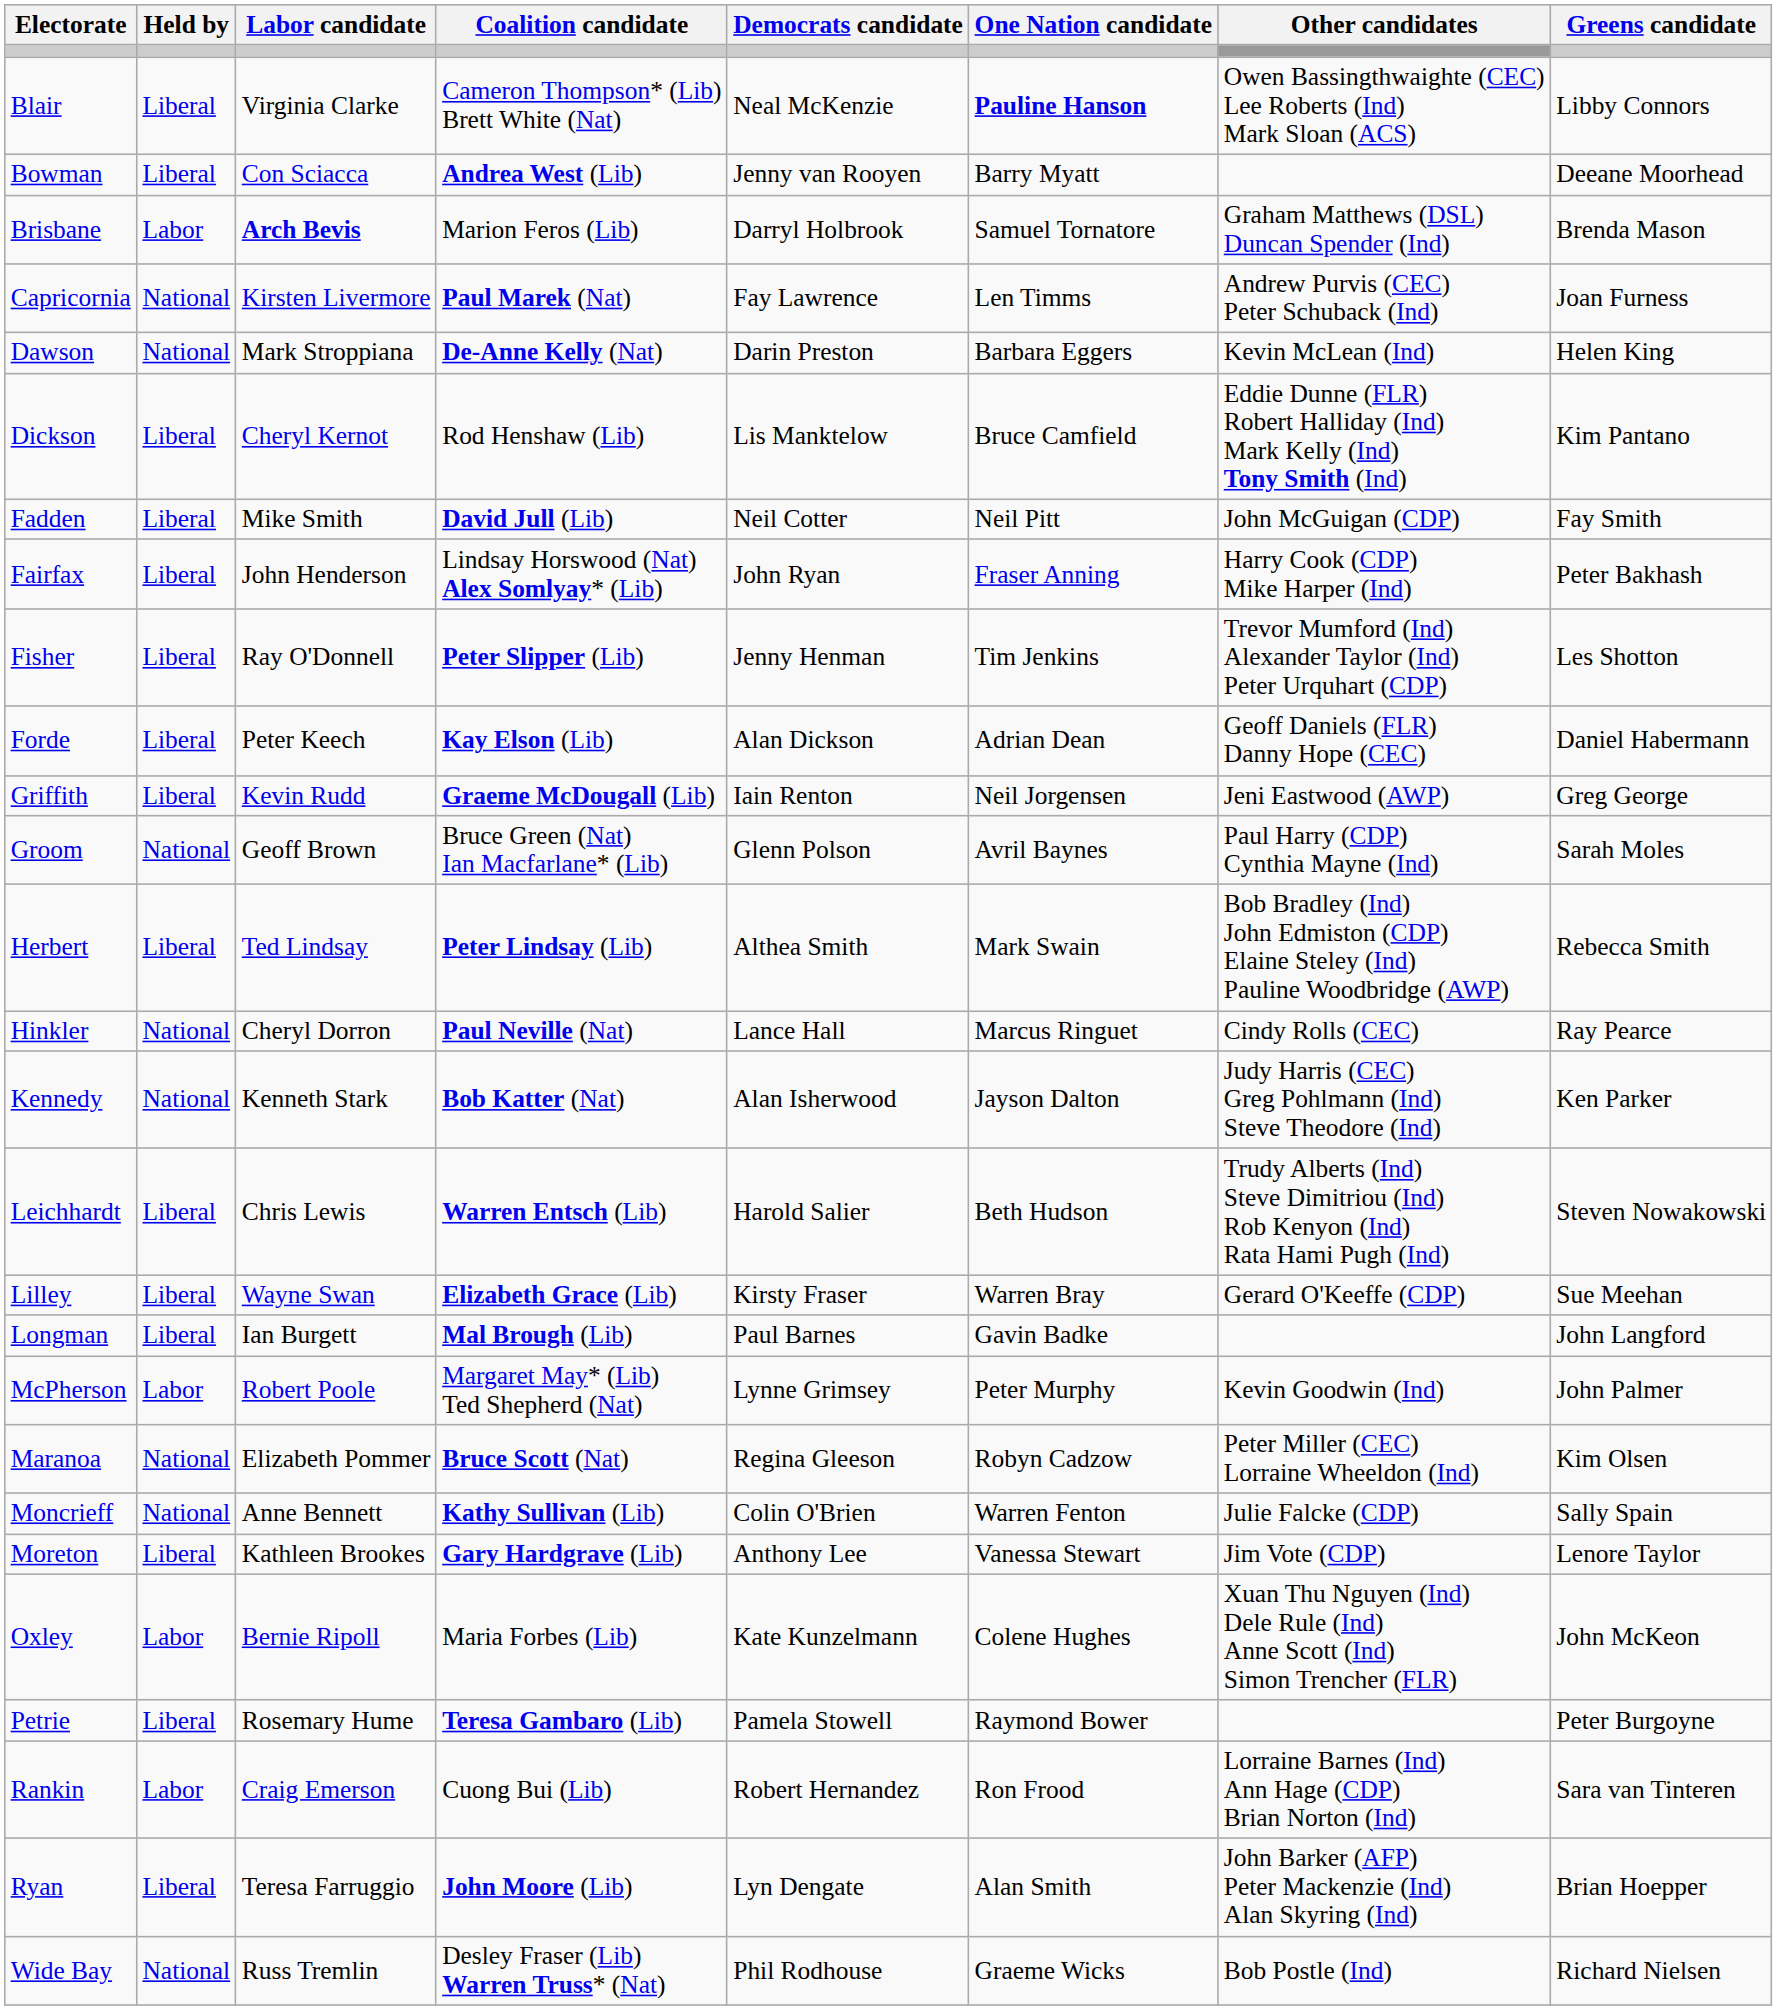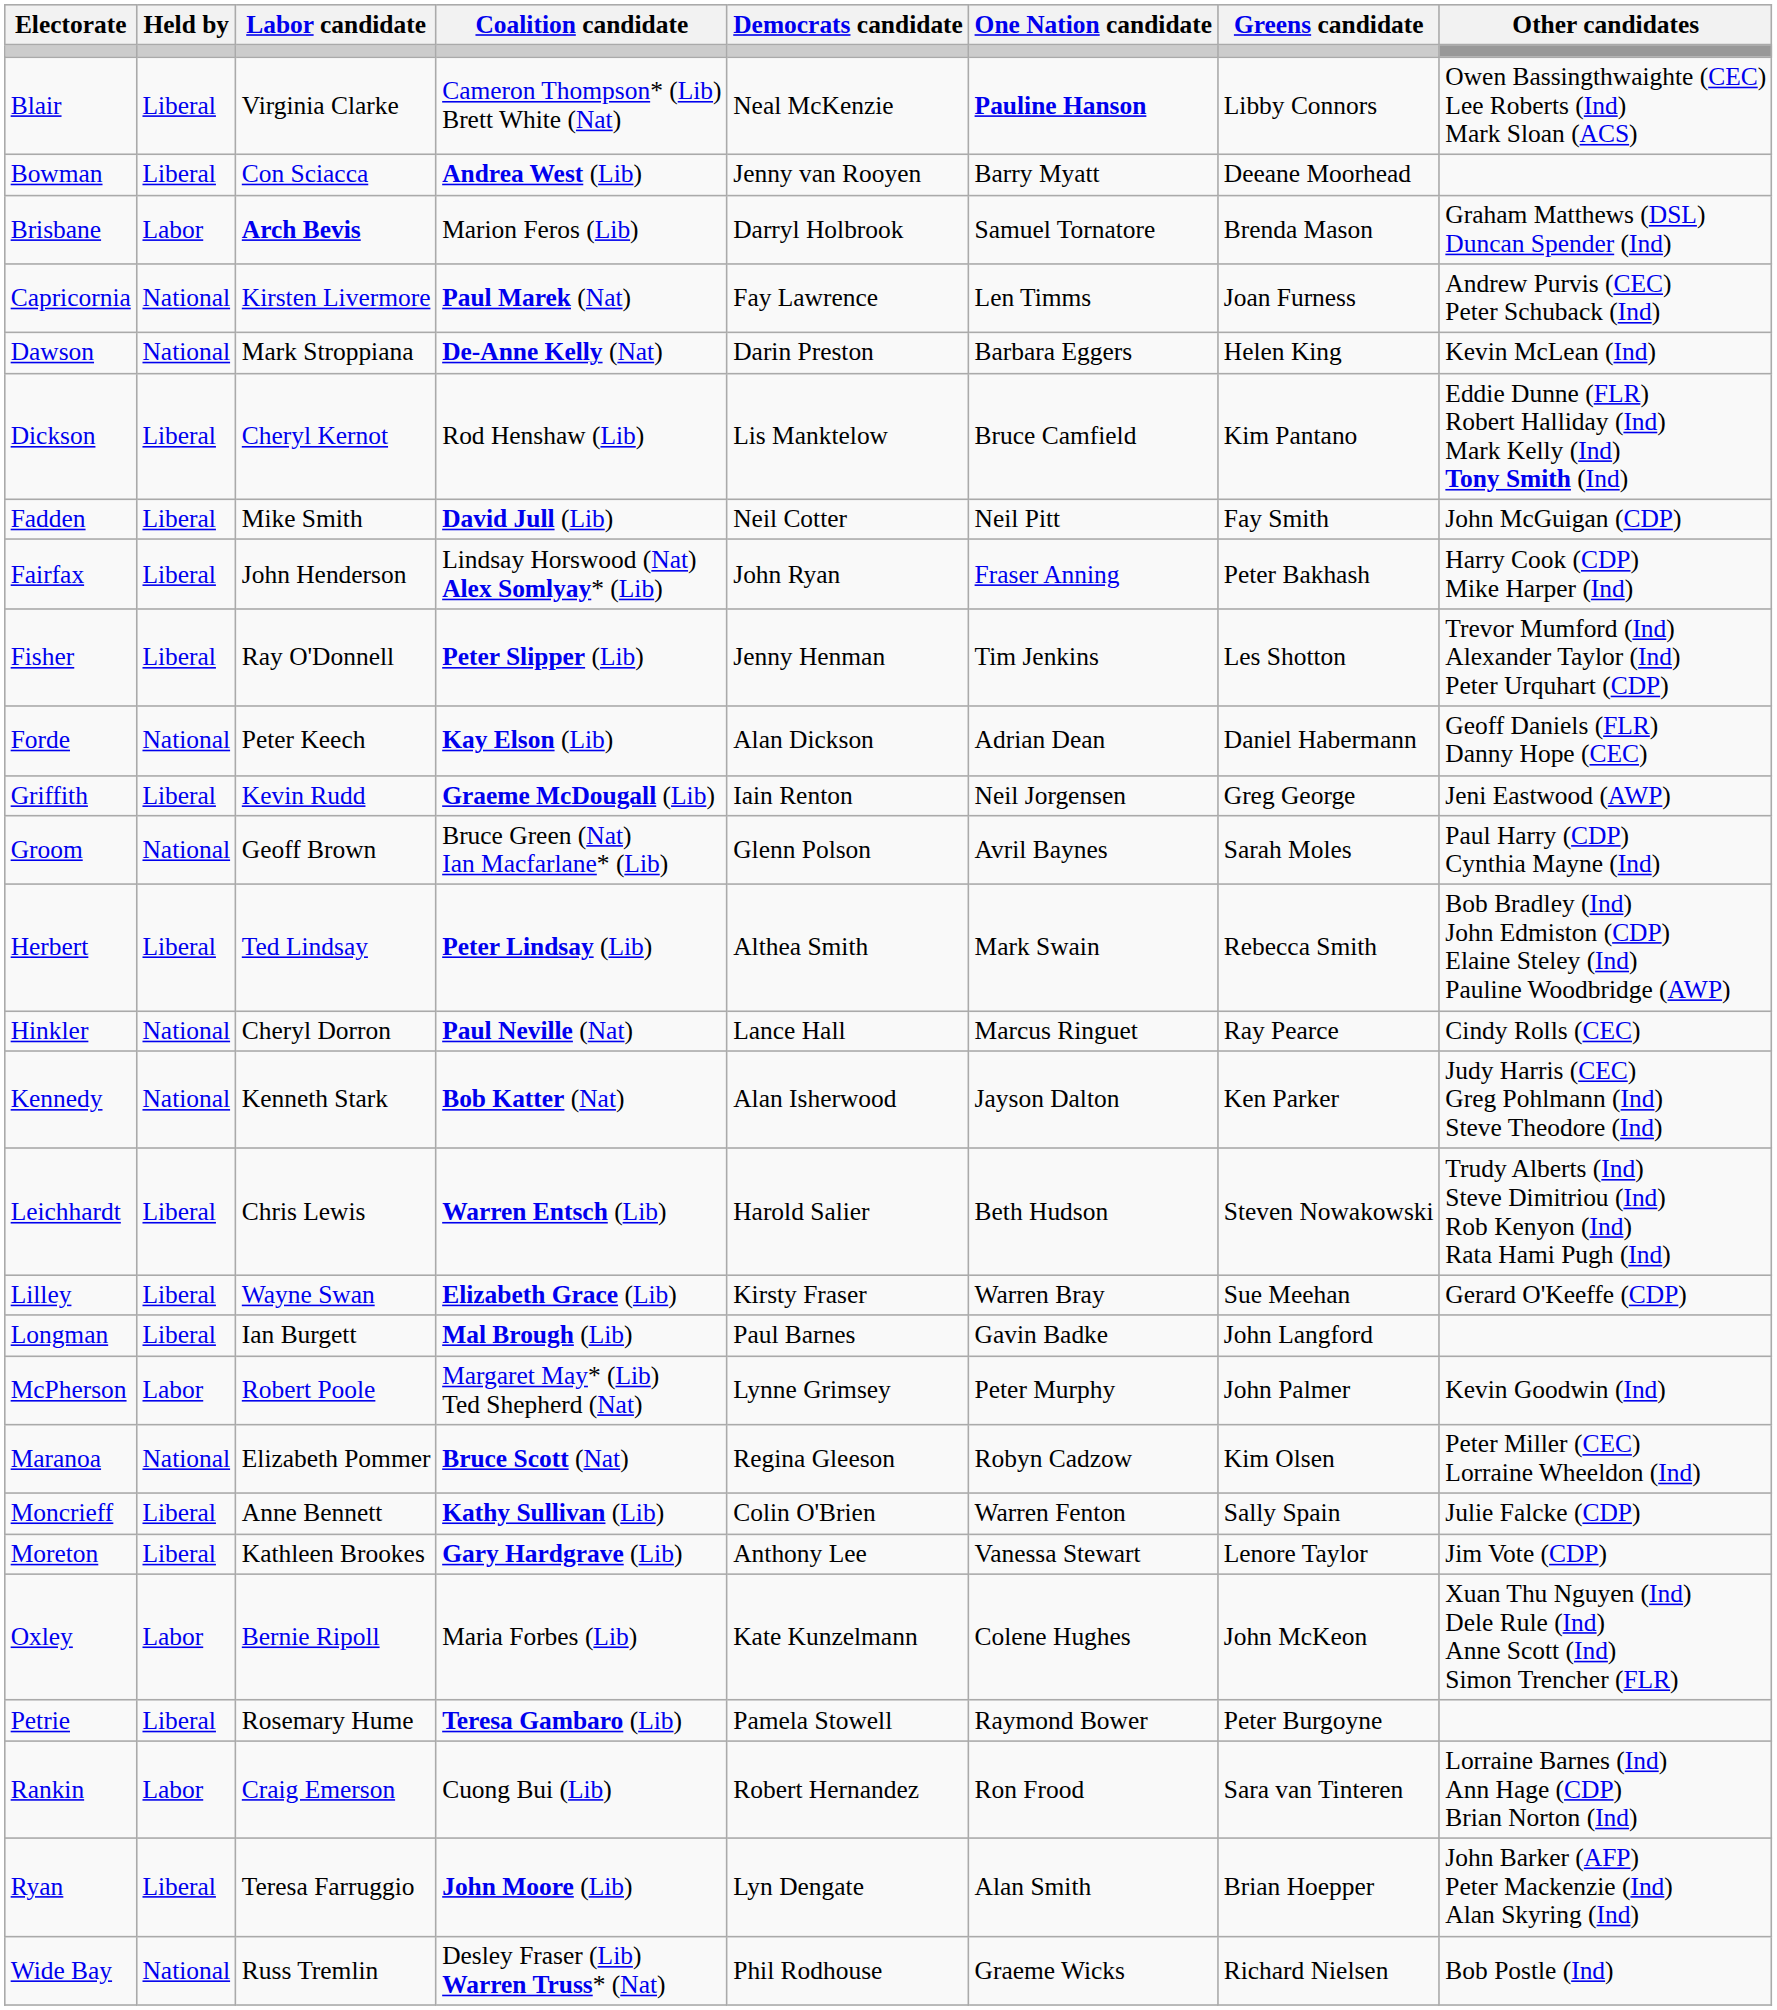columns swapped: (1661, 24) <-> (1384, 24)
(179, 740) Liberal -> (186, 740) National
(186, 1513) National -> (179, 1513) Liberal
